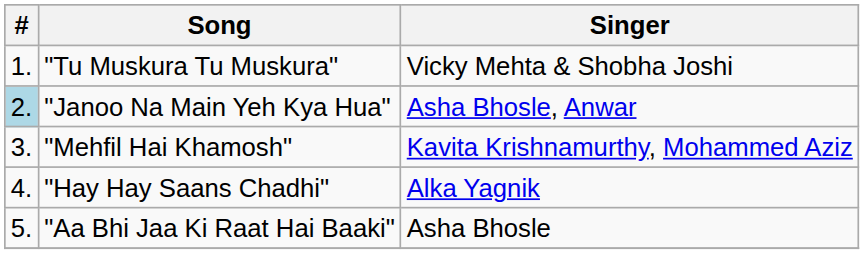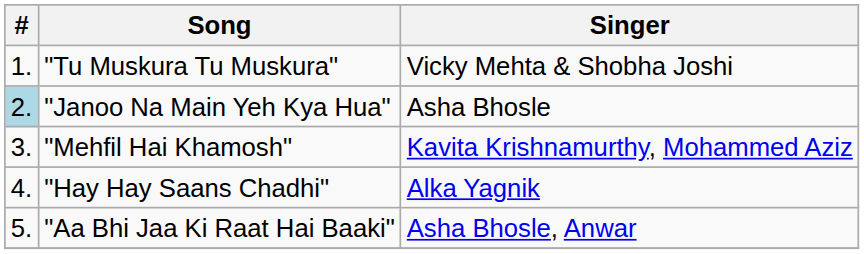(522, 107) Asha Bhosle, Anwar -> (479, 107) Asha Bhosle
(479, 229) Asha Bhosle -> (522, 229) Asha Bhosle, Anwar
